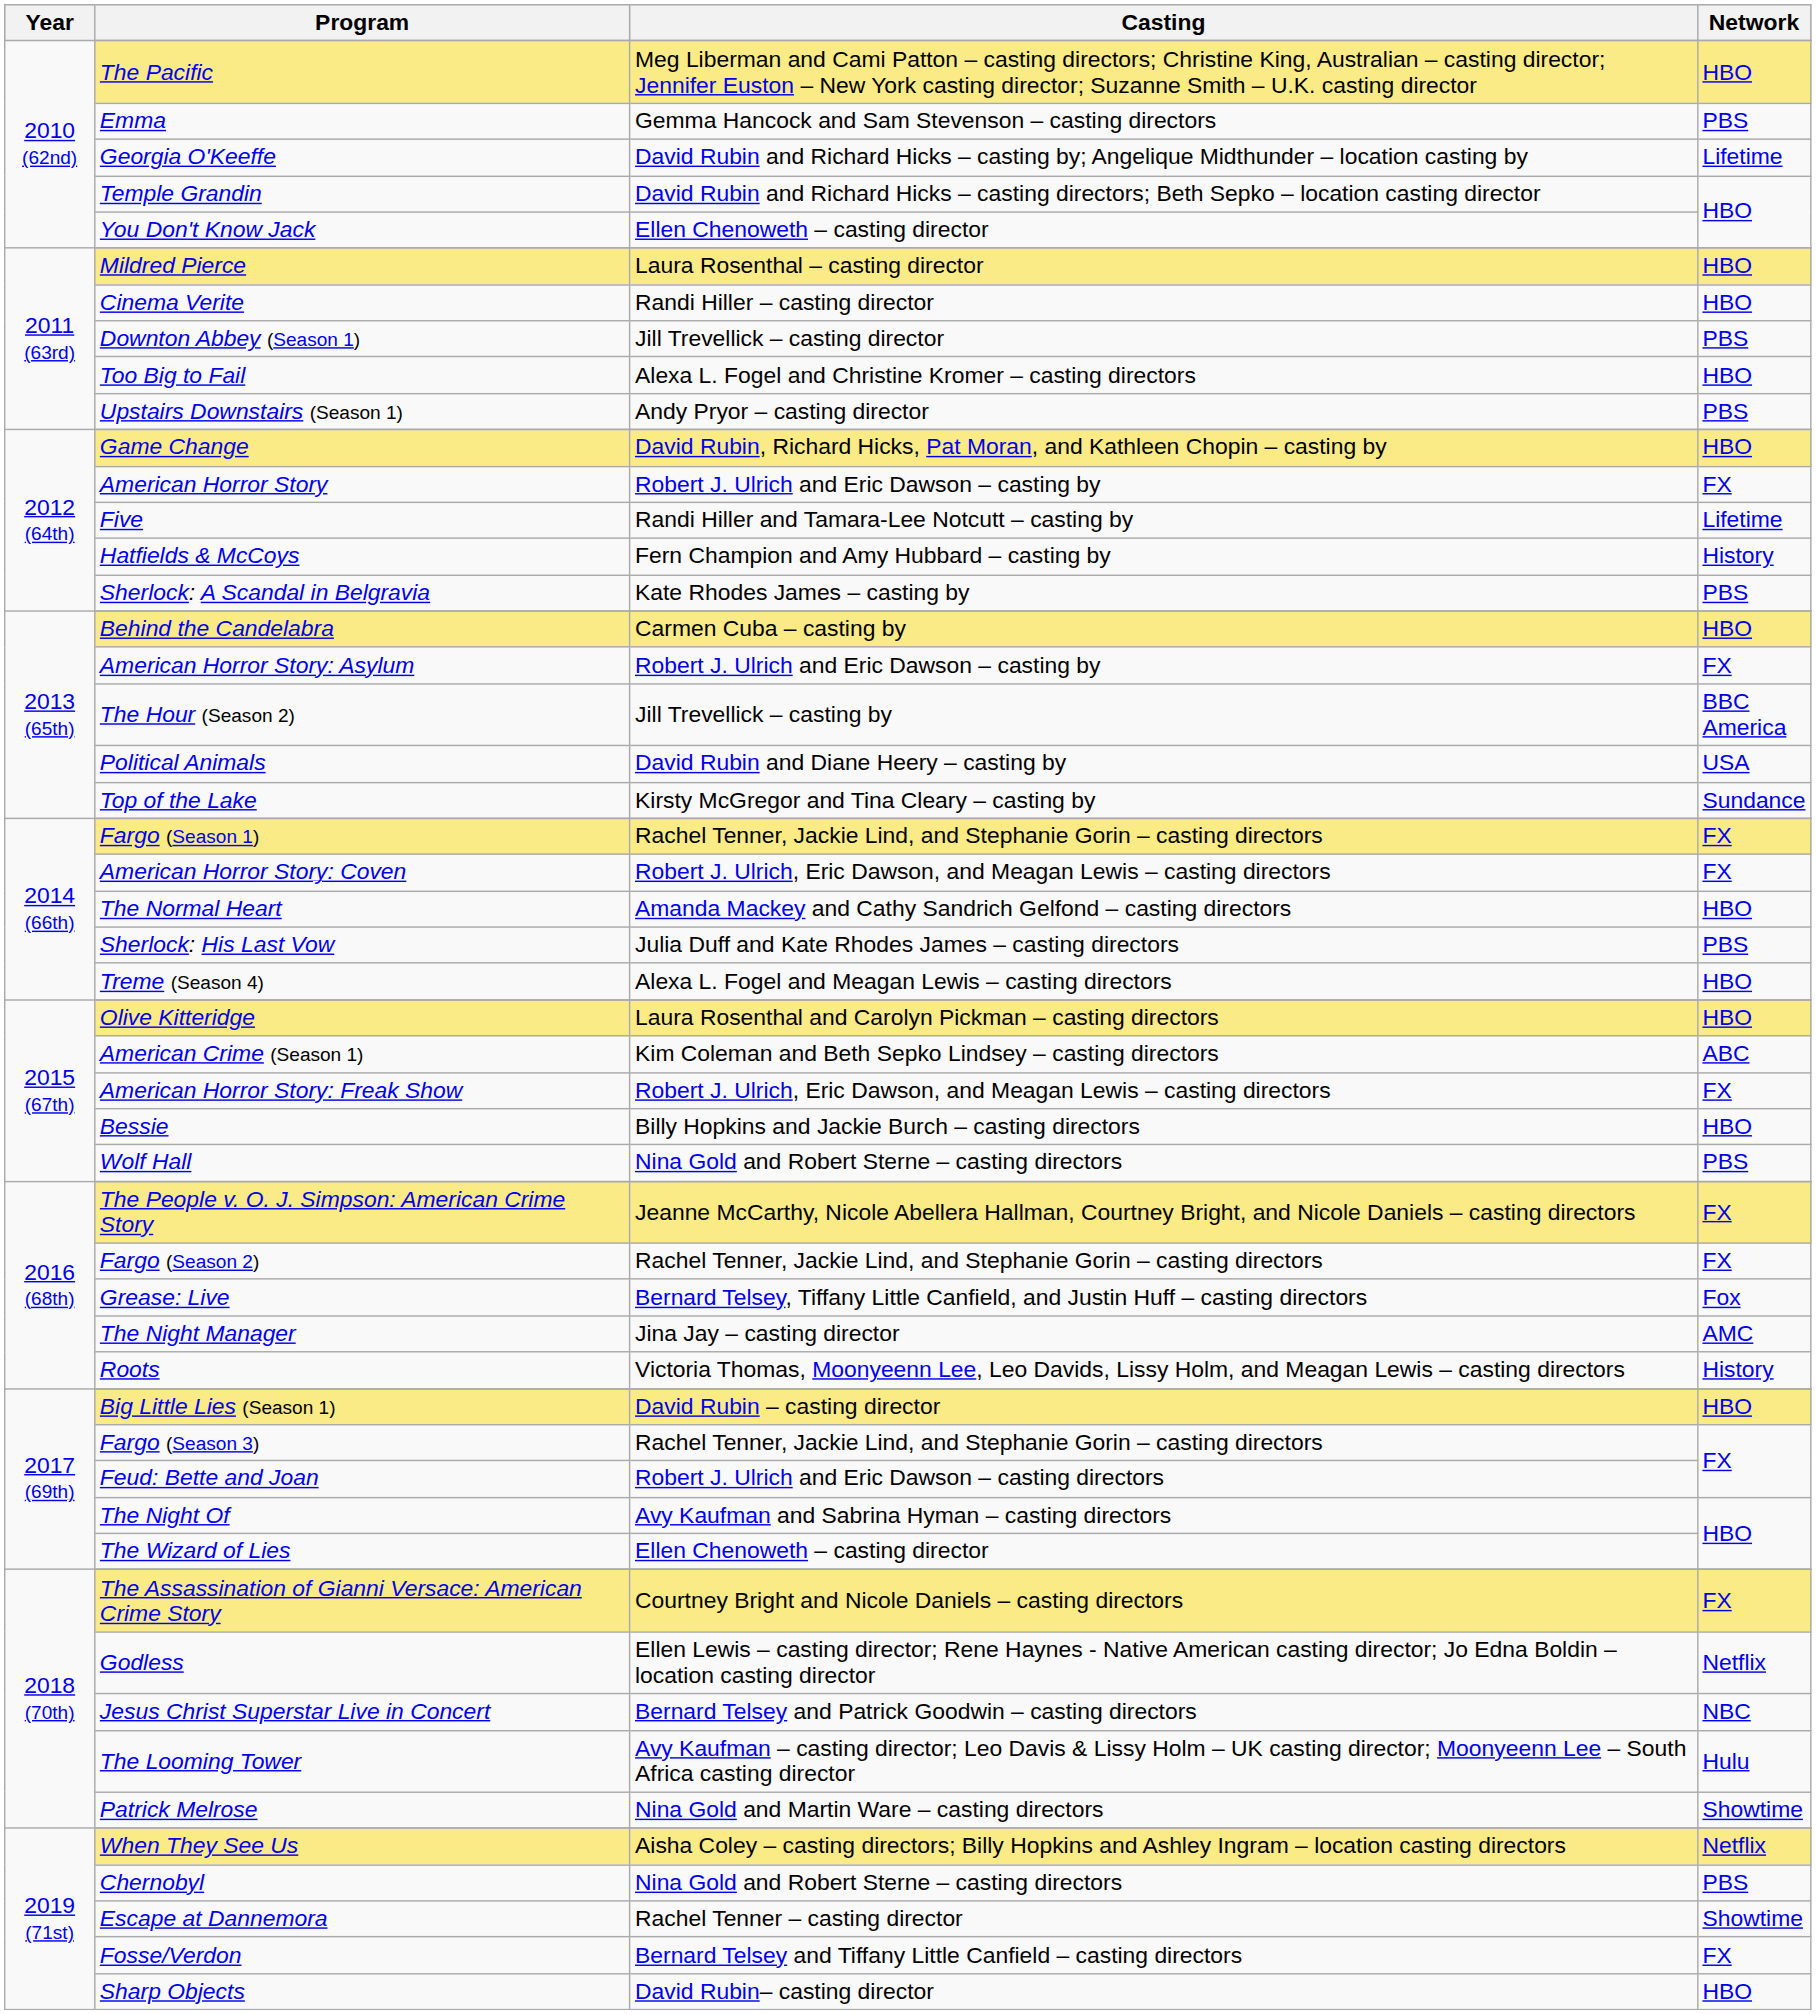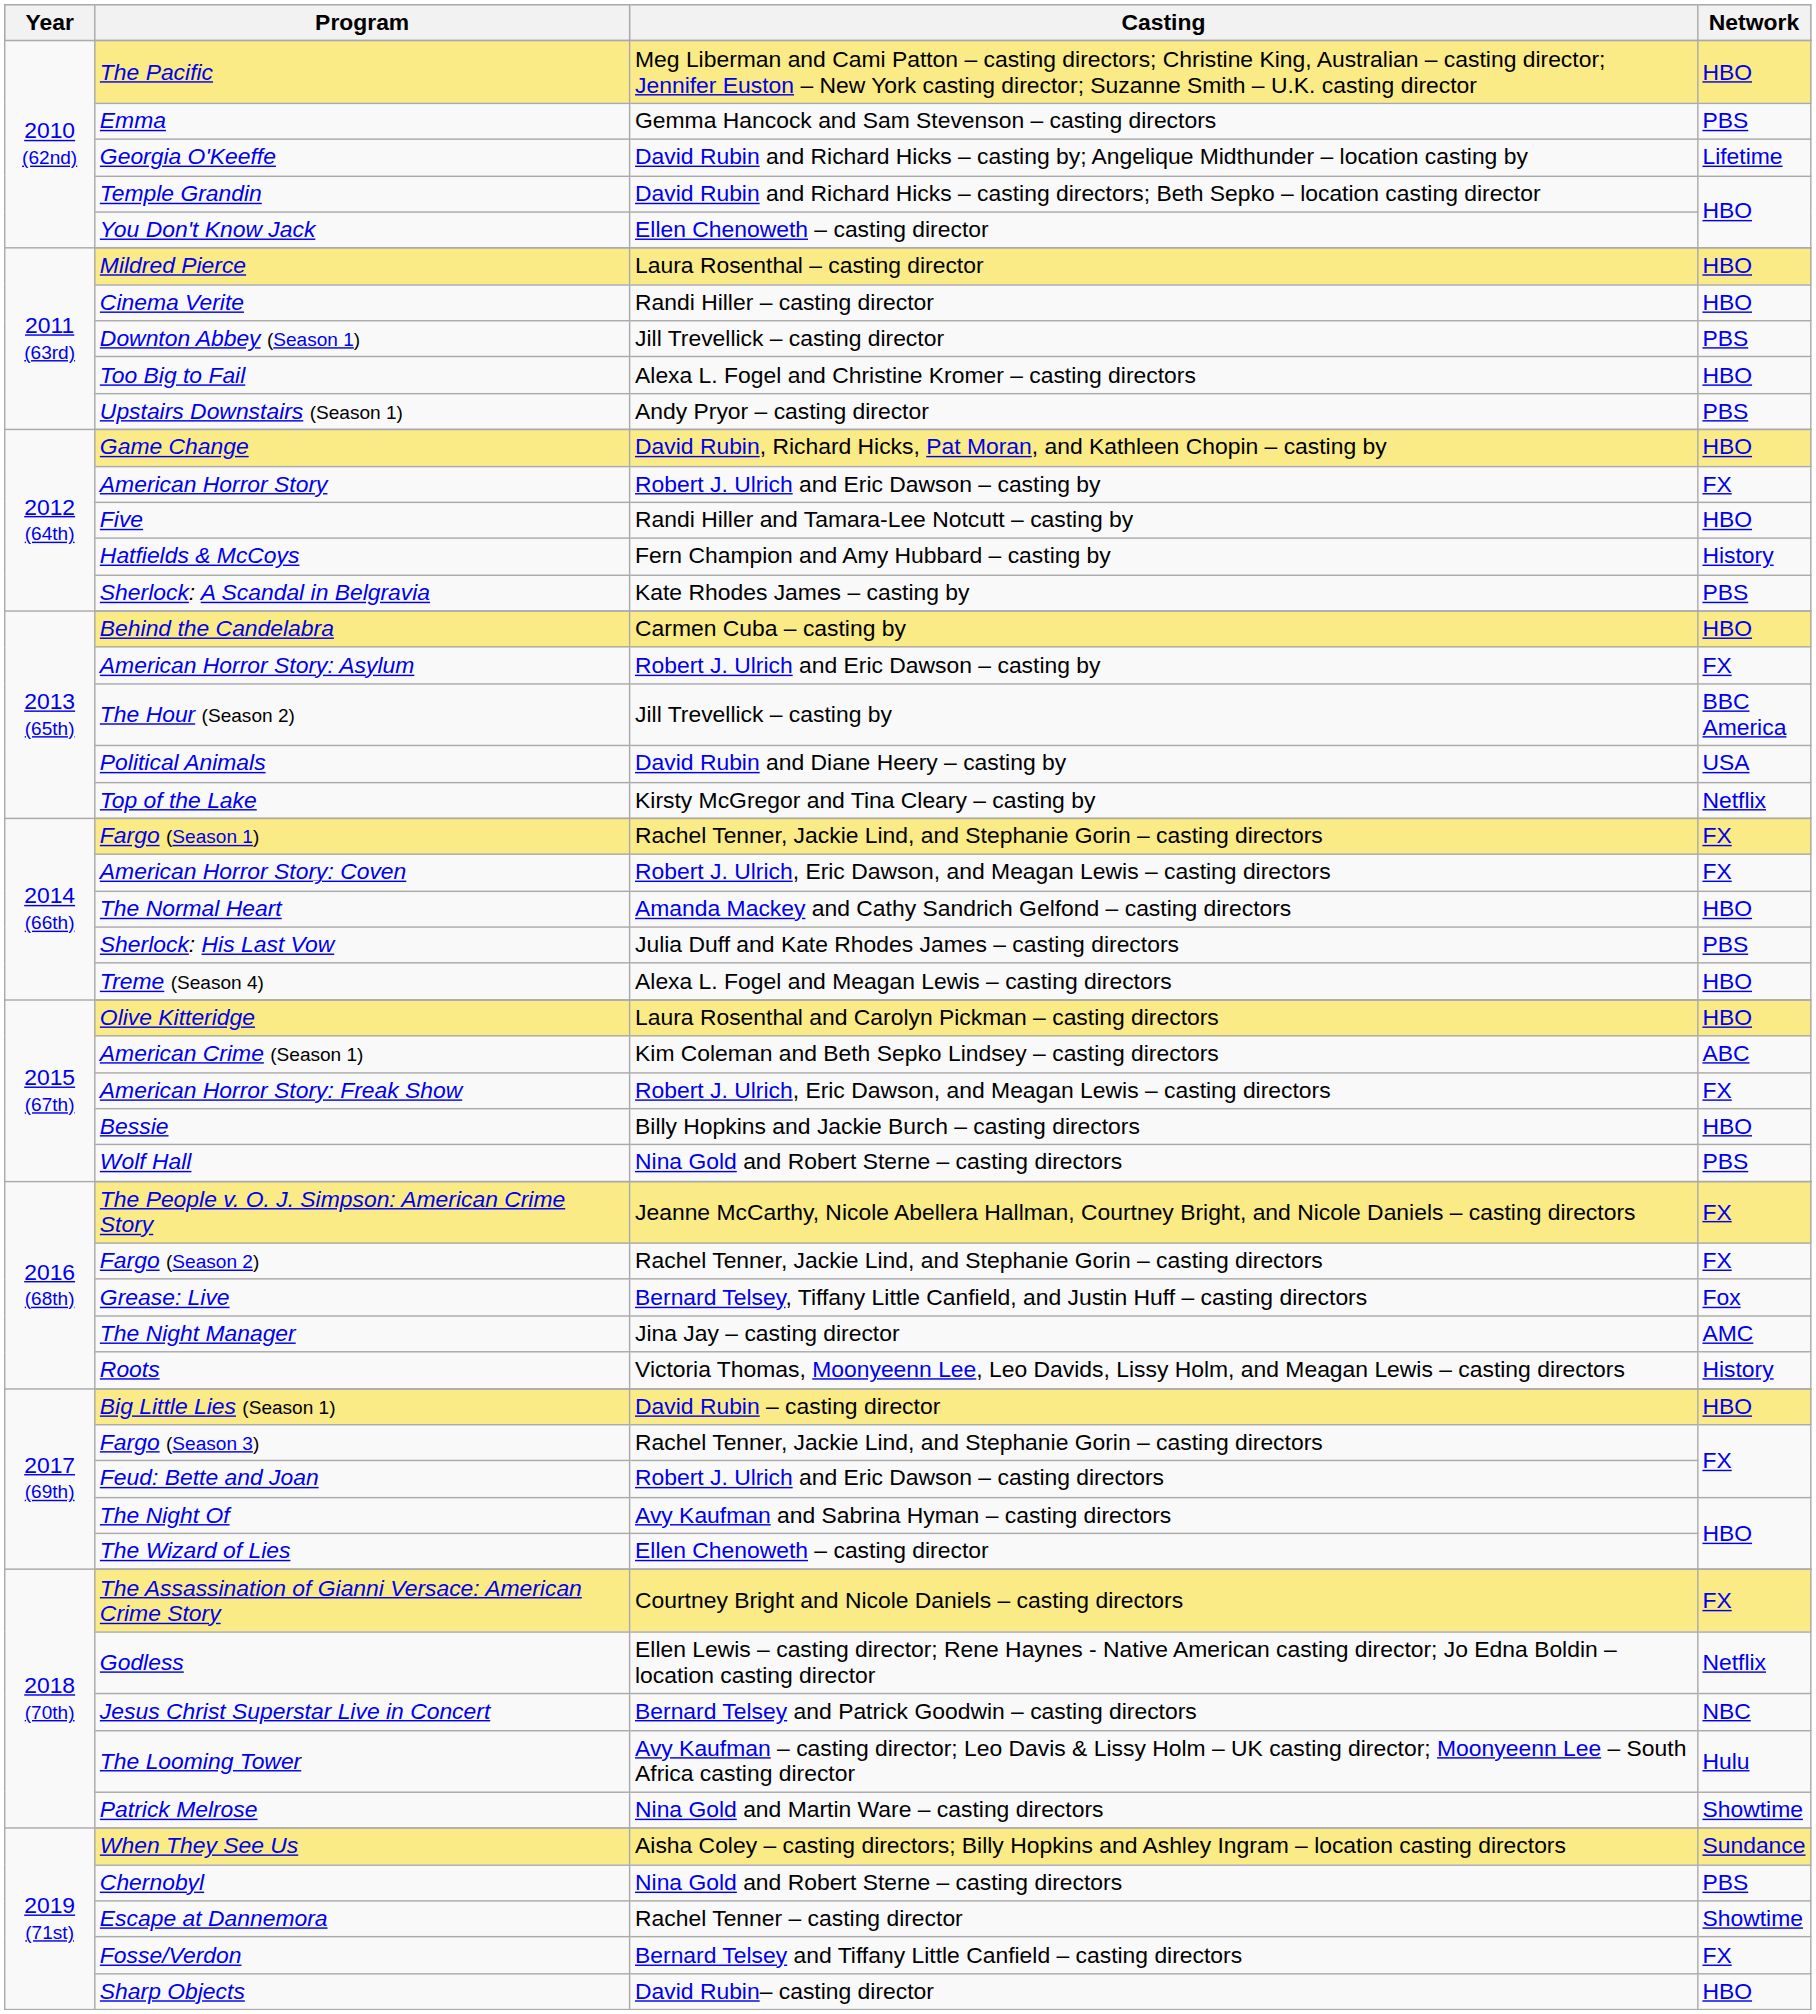(1743, 520) Lifetime -> (1727, 520) HBO
(1754, 799) Sundance -> (1734, 799) Netflix
(1734, 1846) Netflix -> (1754, 1846) Sundance
